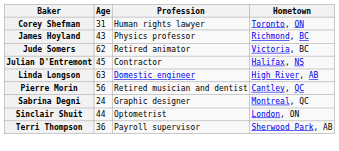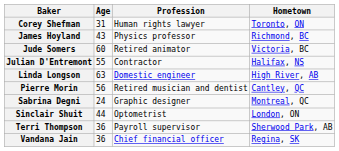(101, 50) 62 -> (101, 50) 60
(101, 62) 45 -> (101, 62) 55
+ row: (49, 140)
